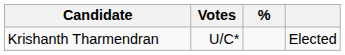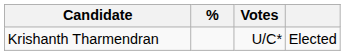columns swapped: (217, 15) <-> (264, 15)
